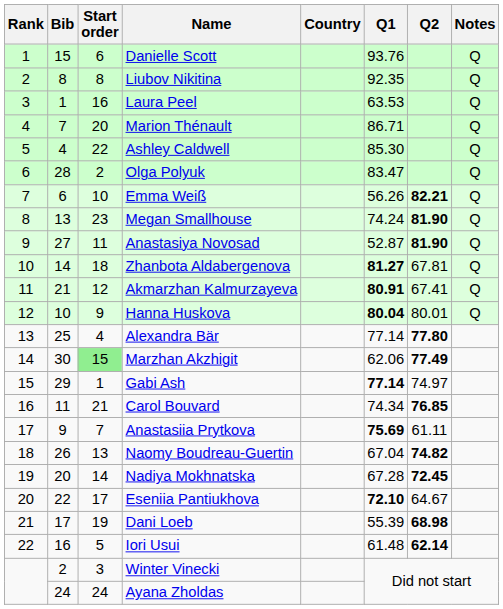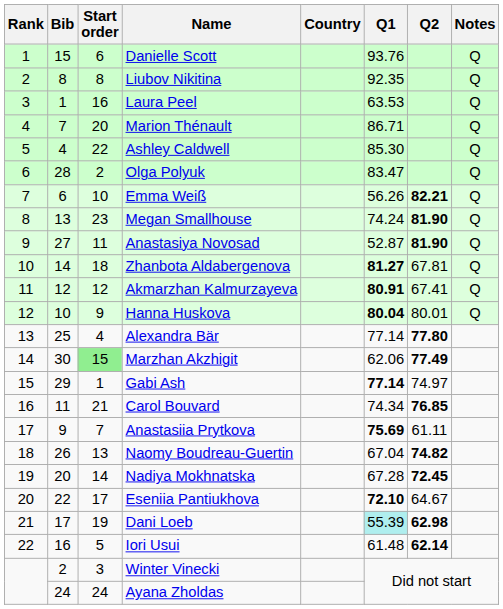(62, 289) 21 -> (62, 289) 12
(386, 522) no background -> (386, 522) paleturquoise background
(429, 522) 68.98 -> (429, 522) 62.98
